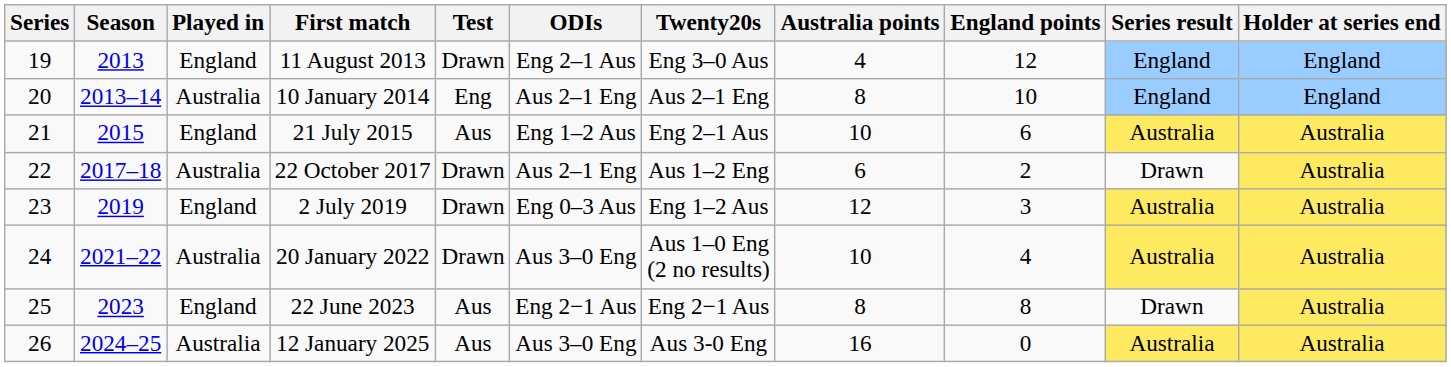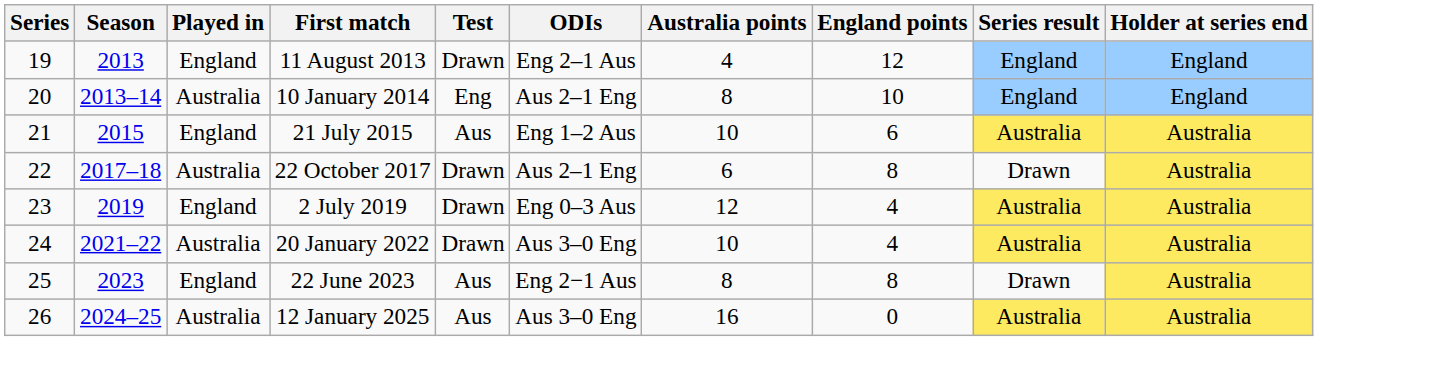- column: (709, 22)
(1025, 170) 2 -> (892, 170) 8
(1025, 206) 3 -> (892, 206) 4
